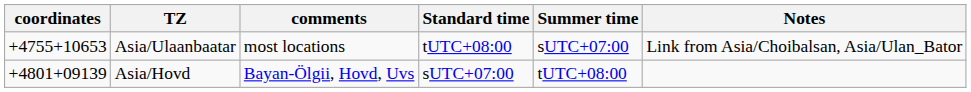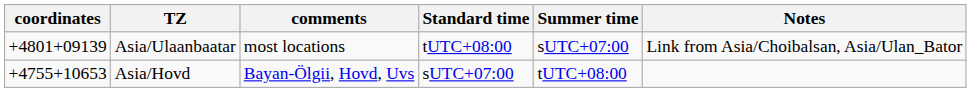(58, 45) +4755+10653 -> (58, 45) +4801+09139
(58, 73) +4801+09139 -> (58, 73) +4755+10653
